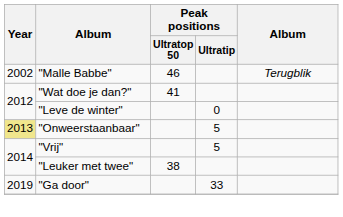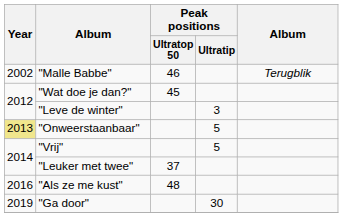(173, 92) 41 -> (173, 92) 45
(217, 110) 0 -> (217, 110) 3
(173, 166) 38 -> (173, 166) 37
+ row: (81, 184)
(217, 184) 33 -> (217, 203) 30
